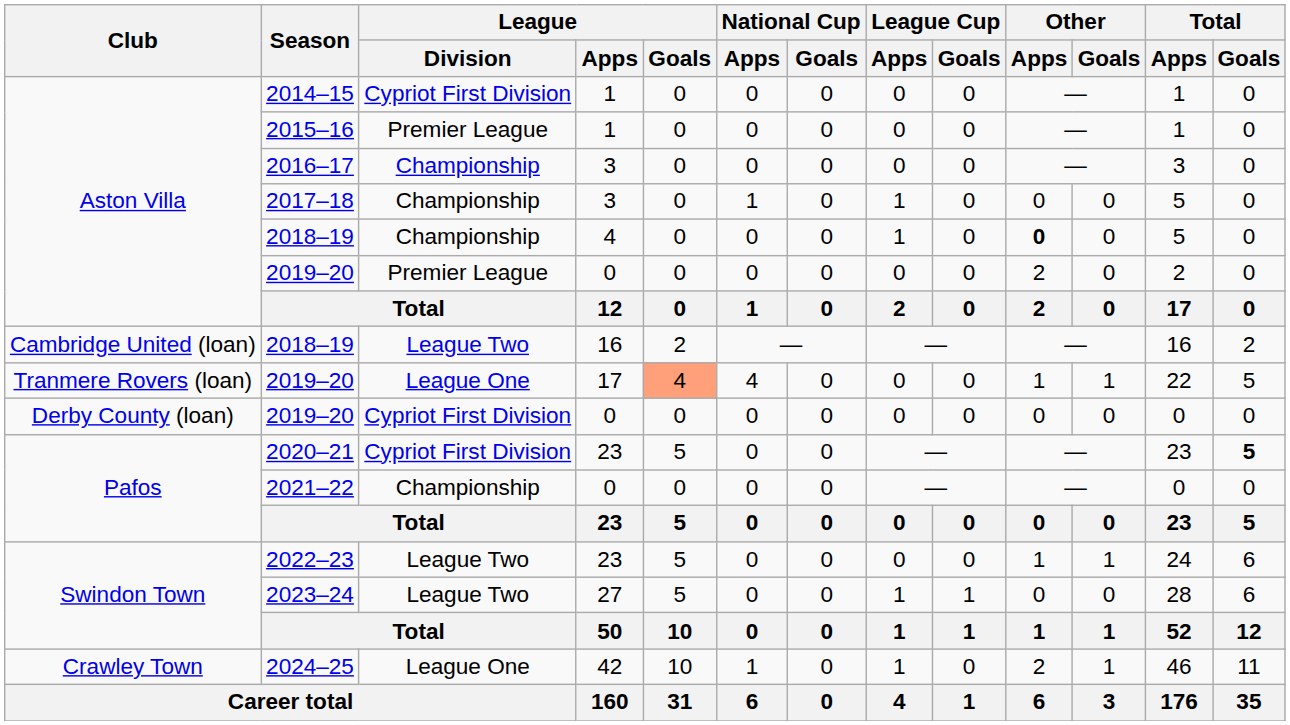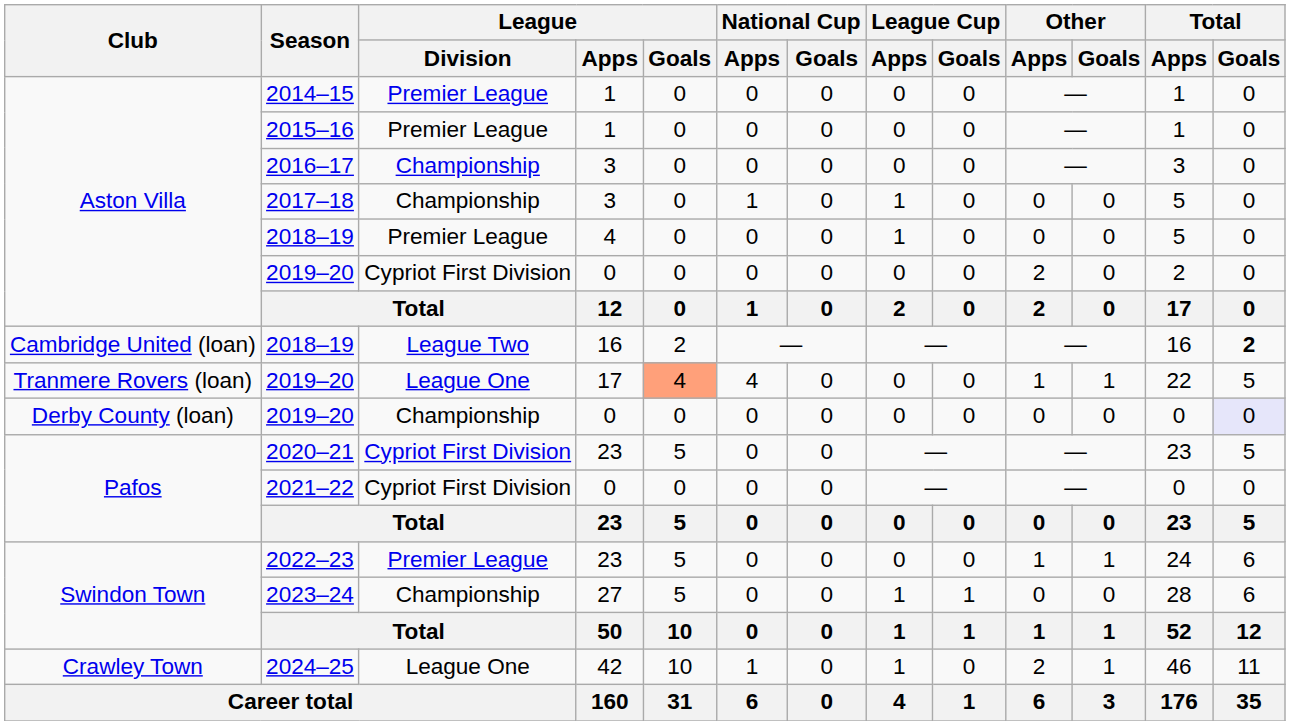(468, 93) Cypriot First Division -> (468, 93) Premier League
(468, 237) Championship -> (468, 237) Premier League
(1039, 237) bold -> (1039, 237) normal
(468, 272) Premier League -> (468, 272) Cypriot First Division
(1249, 344) normal -> (1249, 344) bold
(468, 415) Cypriot First Division -> (468, 415) Championship
(1249, 415) no background -> (1249, 415) lavender background
(1249, 451) bold -> (1249, 451) normal
(468, 487) Championship -> (468, 487) Cypriot First Division
(468, 559) League Two -> (468, 559) Premier League
(468, 594) League Two -> (468, 594) Championship
